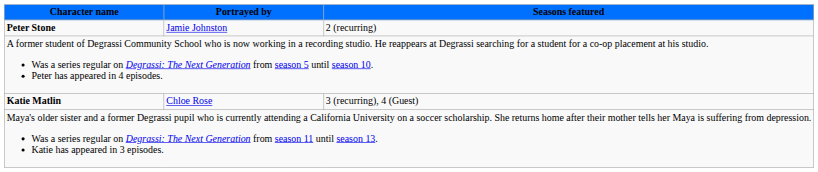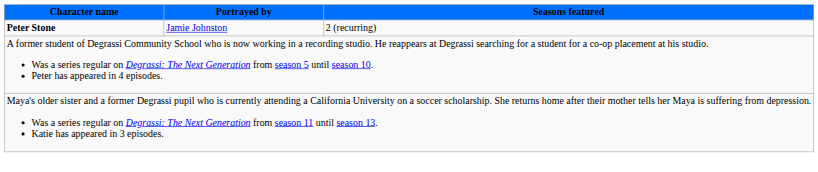- row: (34, 101)
